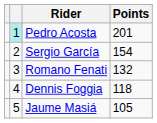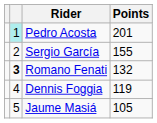(123, 51) 154 -> (123, 51) 155
(16, 70) normal -> (16, 70) bold
(122, 89) 118 -> (122, 89) 119
